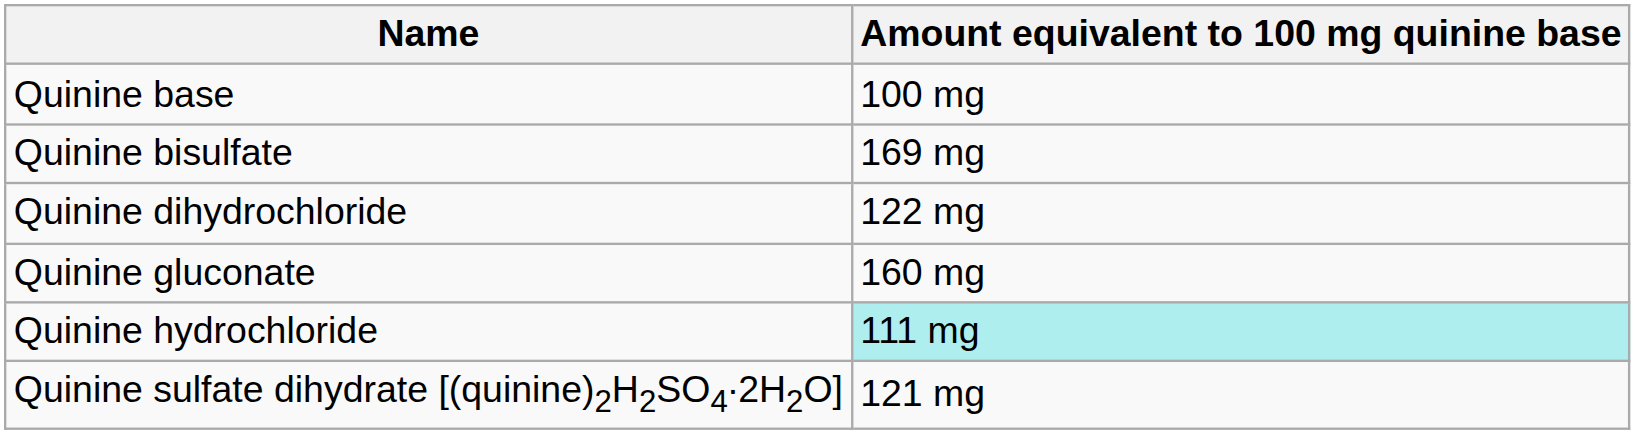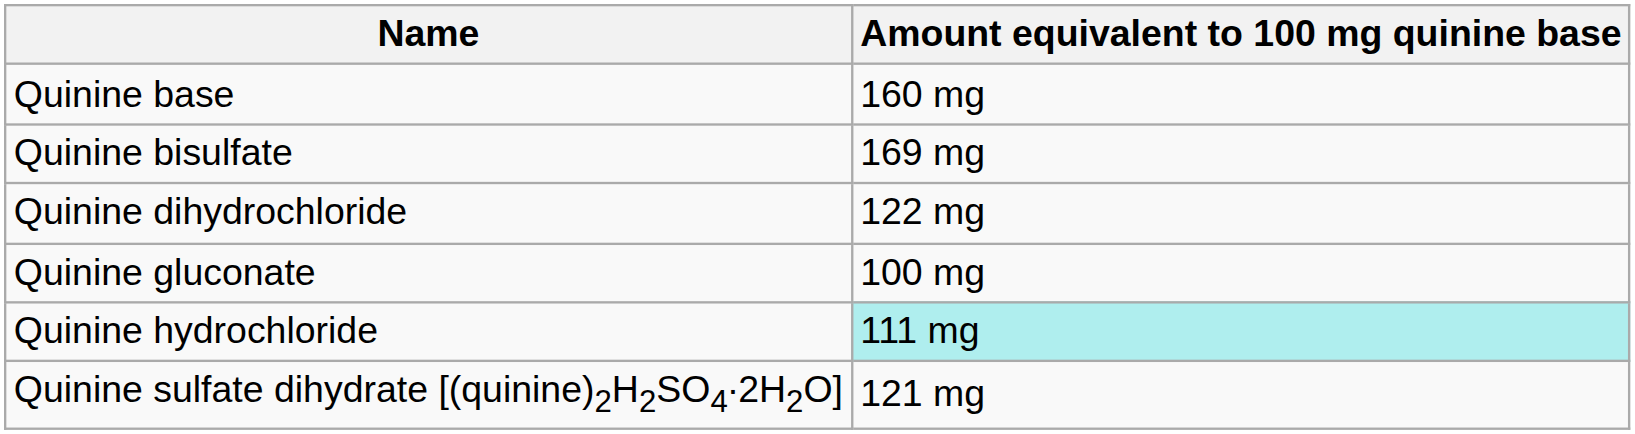(923, 93) 100 mg -> (923, 93) 160 mg
(923, 271) 160 mg -> (923, 271) 100 mg
